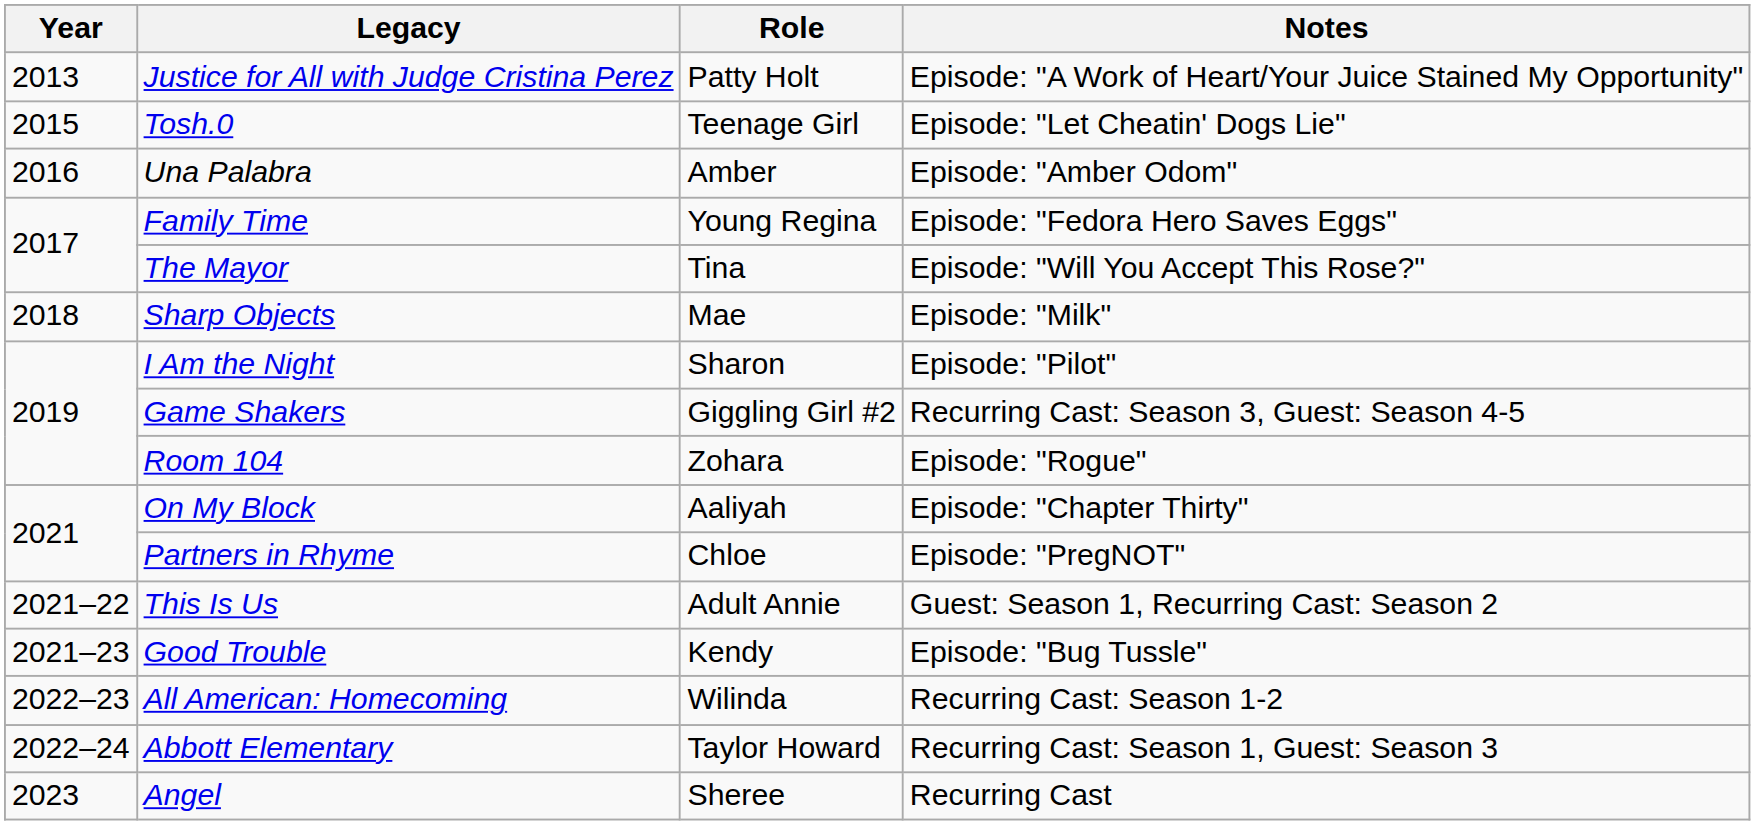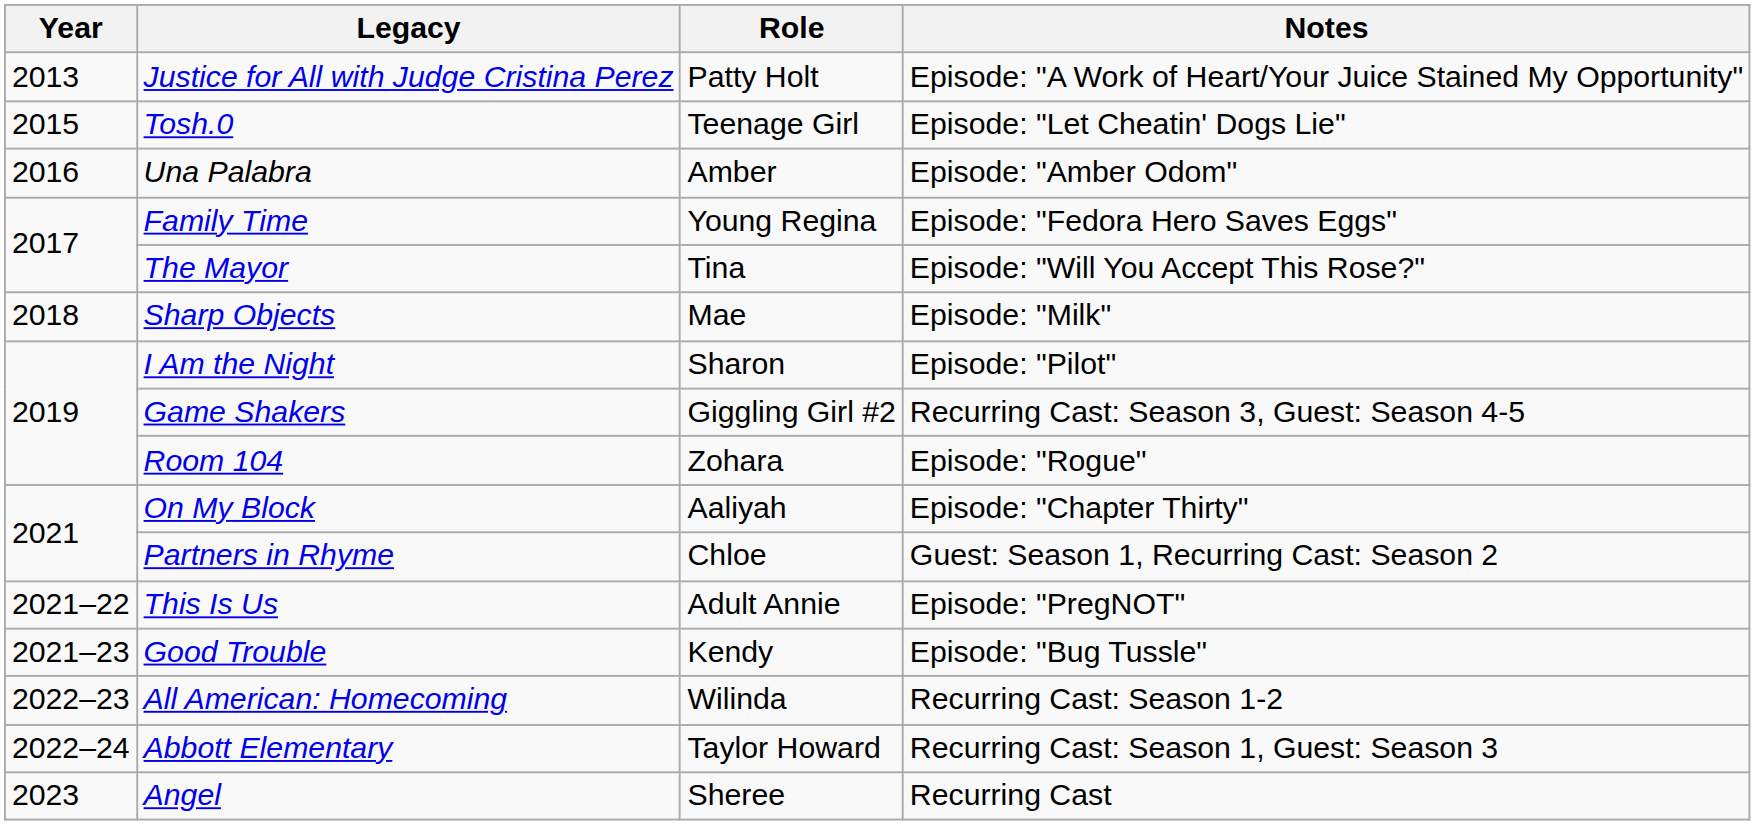(1048, 556) Episode: "PregNOT" -> (1204, 556) Guest: Season 1, Recurring Cast: Season 2
(1204, 603) Guest: Season 1, Recurring Cast: Season 2 -> (1048, 603) Episode: "PregNOT"
